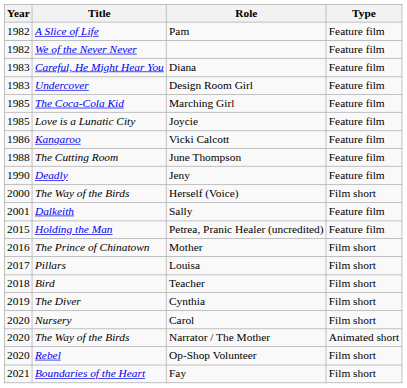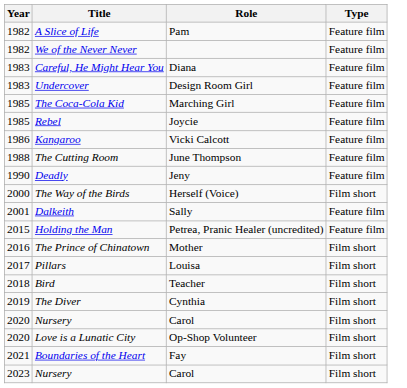(85, 121) Love is a Lunatic City -> (48, 121) Rebel
- row: (18, 337)
(48, 355) Rebel -> (85, 337) Love is a Lunatic City
+ row: (18, 373)
